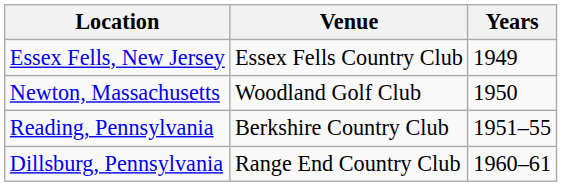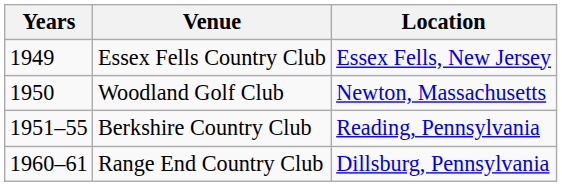columns swapped: (512, 22) <-> (117, 22)
